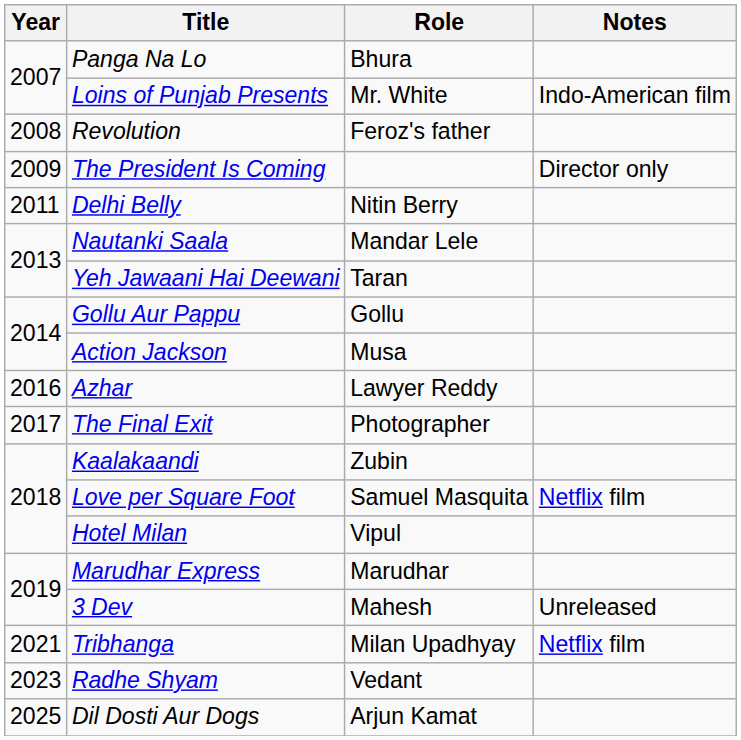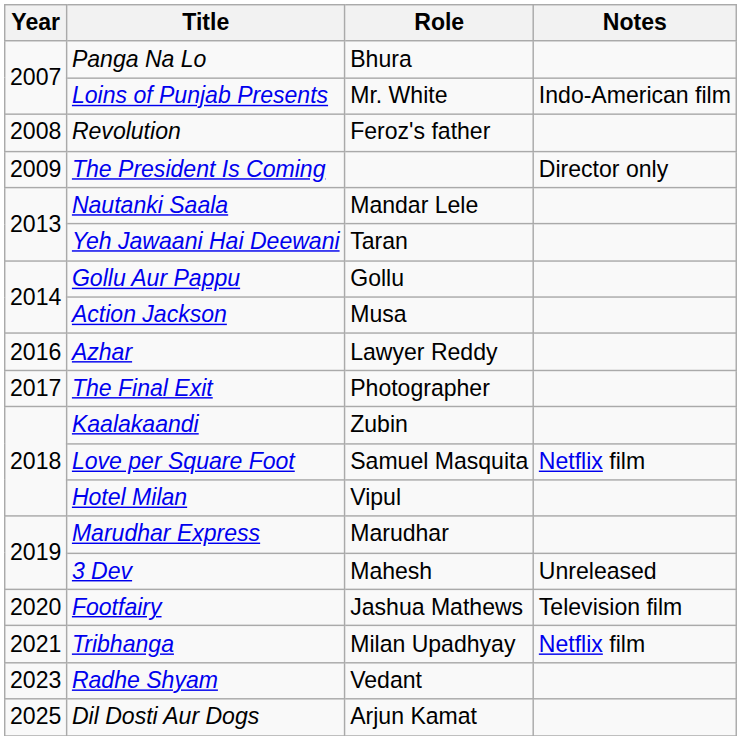- row: (126, 205)
+ row: (117, 607)
